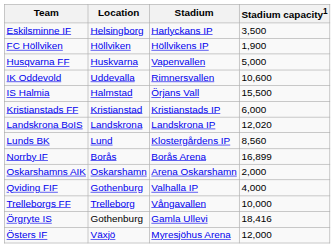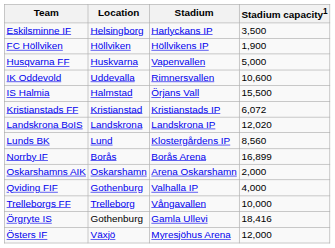(254, 109) 6,000 -> (254, 109) 6,072
